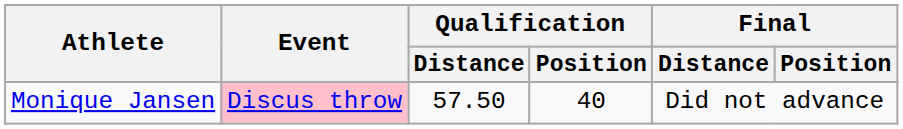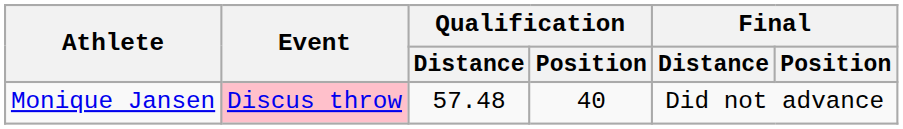(469, 102) 57.50 -> (469, 102) 57.48
